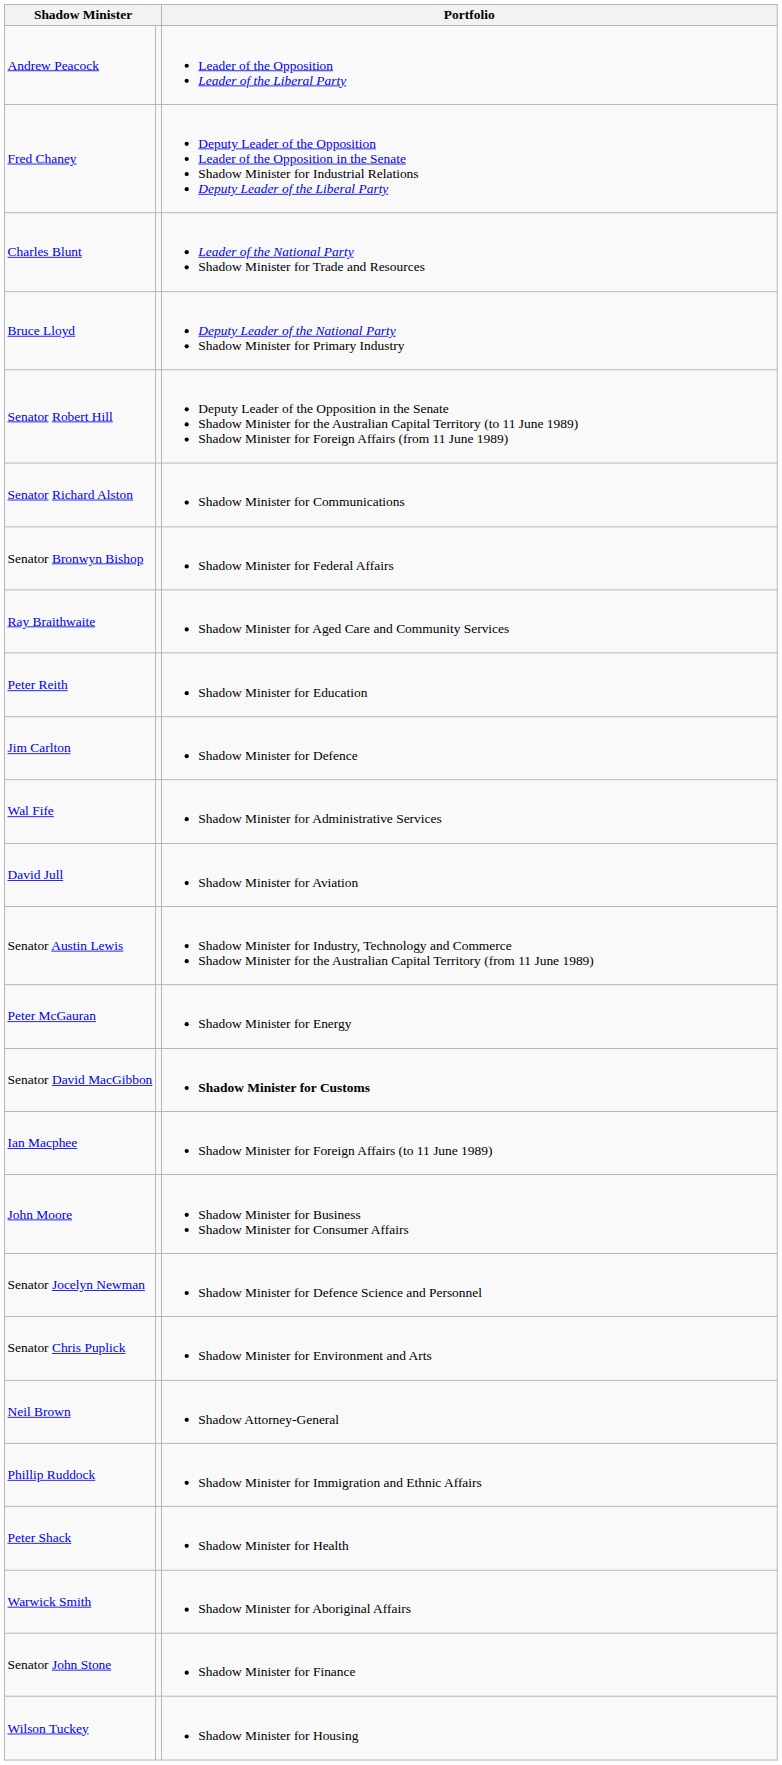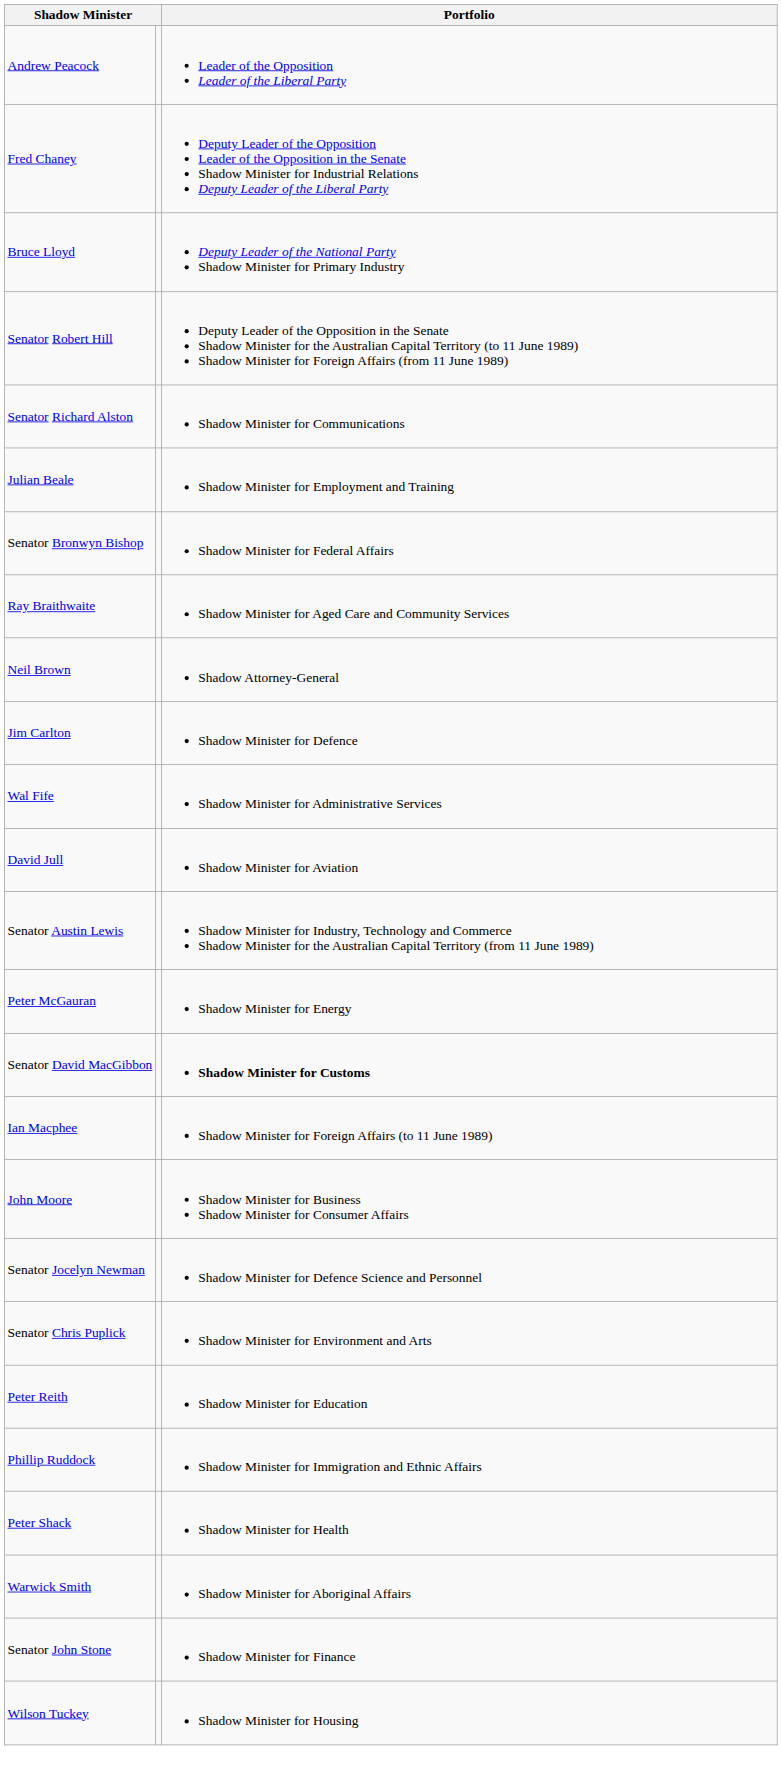- row: (45, 252)
+ row: (41, 479)
rows swapped: (39, 1411) <-> (38, 684)
